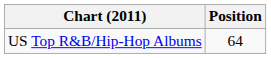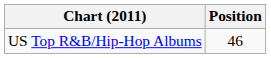(235, 41) 64 -> (235, 41) 46
